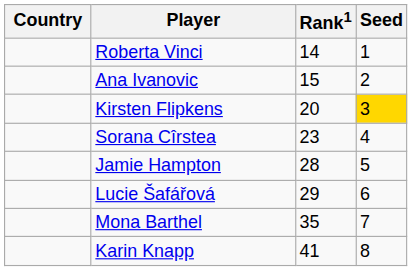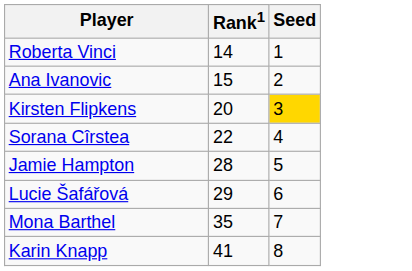- column: (48, 21)
(310, 137) 23 -> (223, 137) 22
